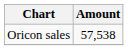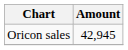(98, 34) 57,538 -> (98, 34) 42,945
